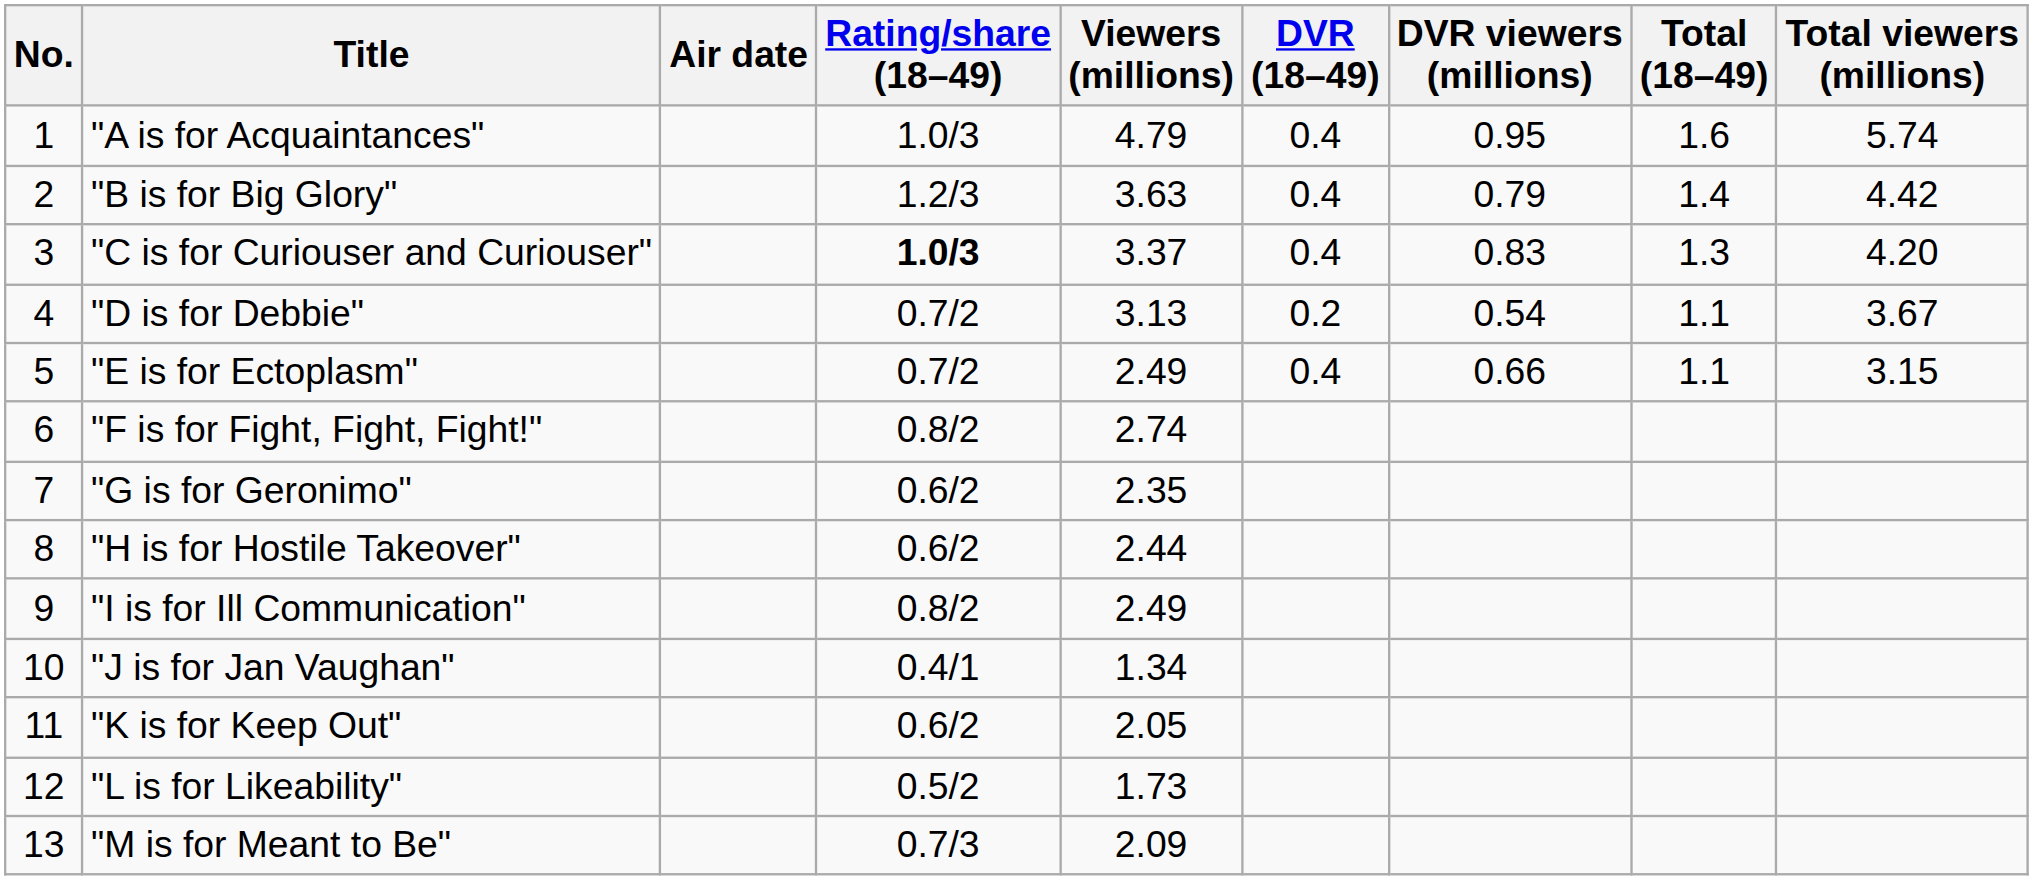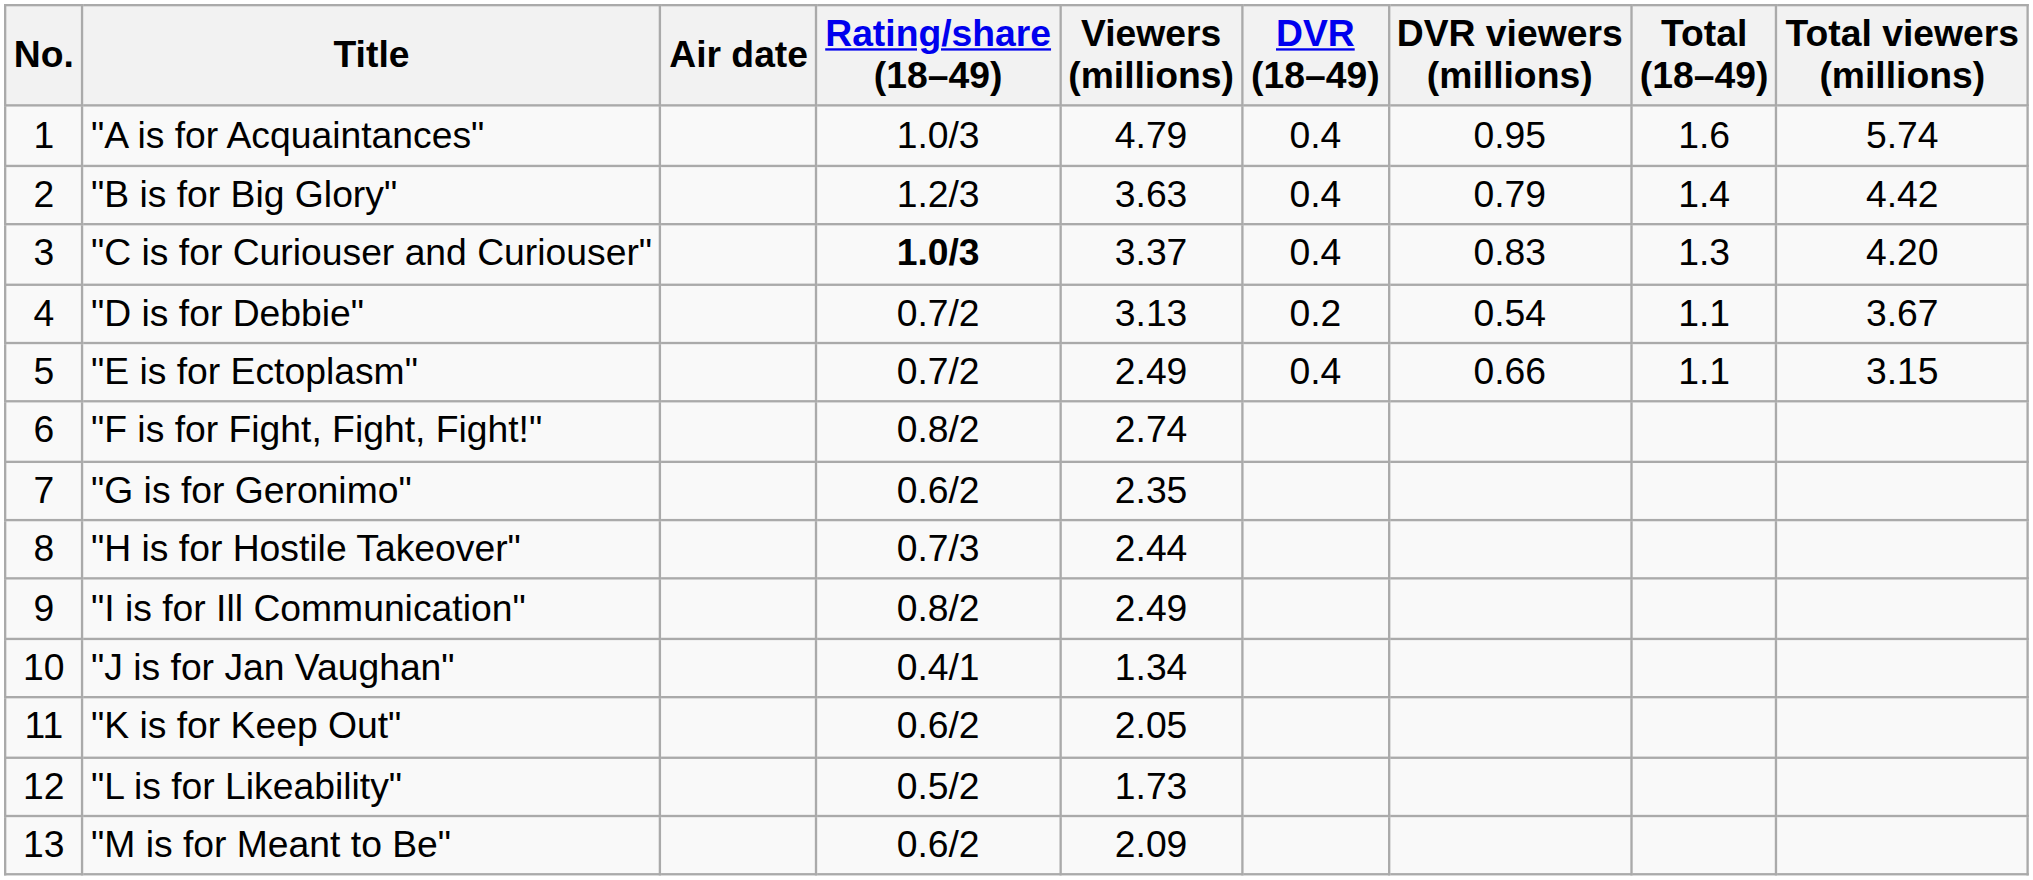(938, 548) 0.6/2 -> (938, 548) 0.7/3
(938, 844) 0.7/3 -> (938, 844) 0.6/2
